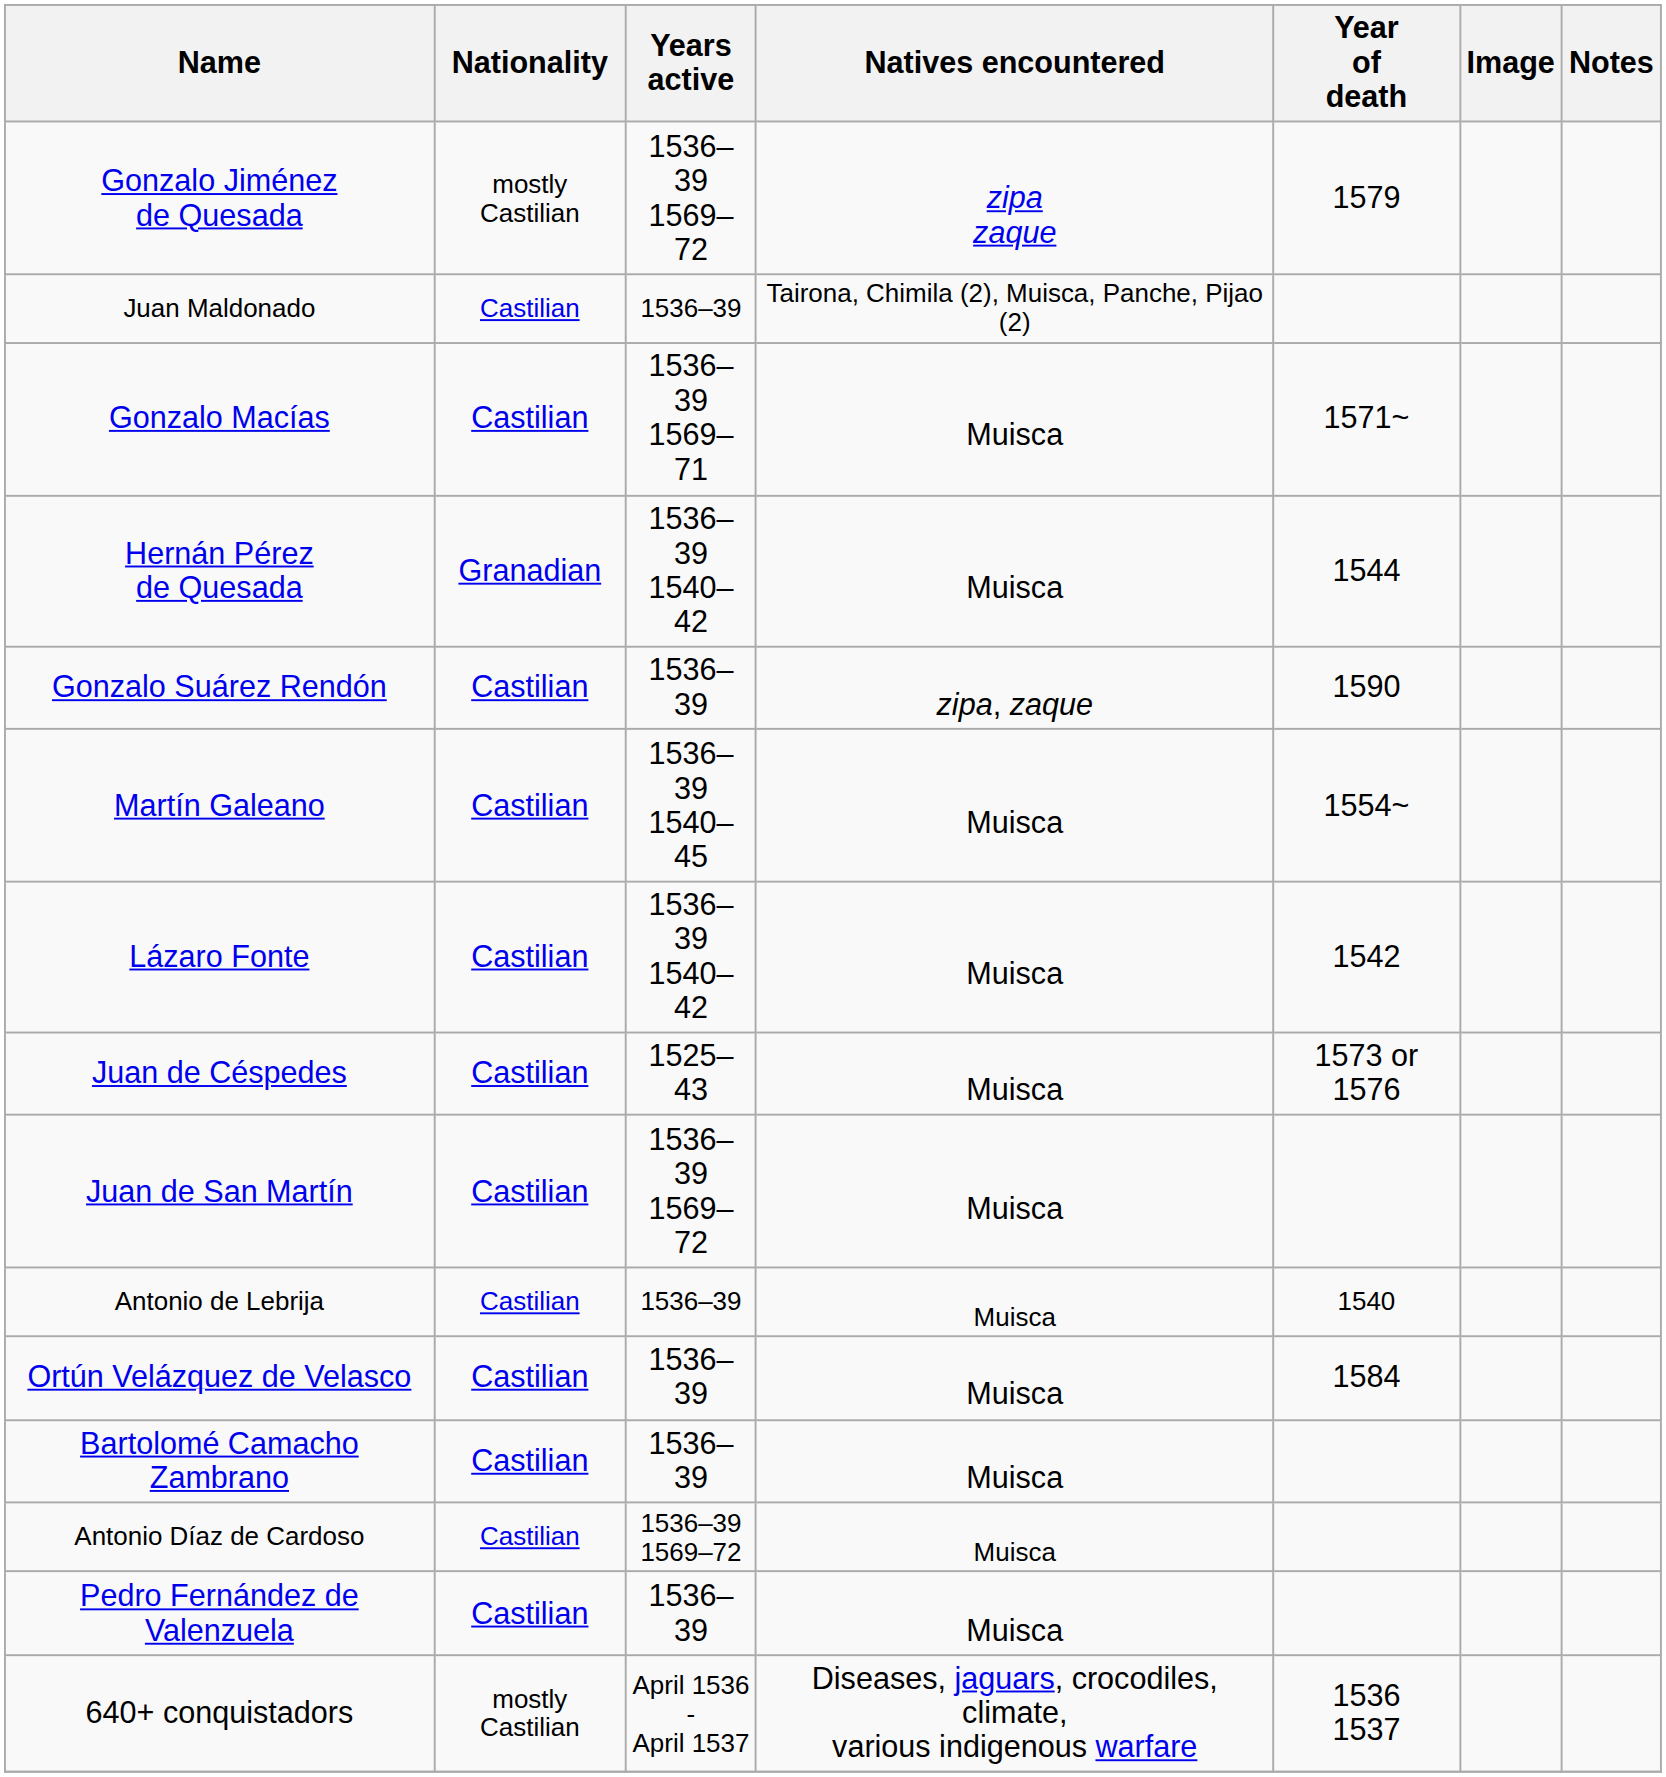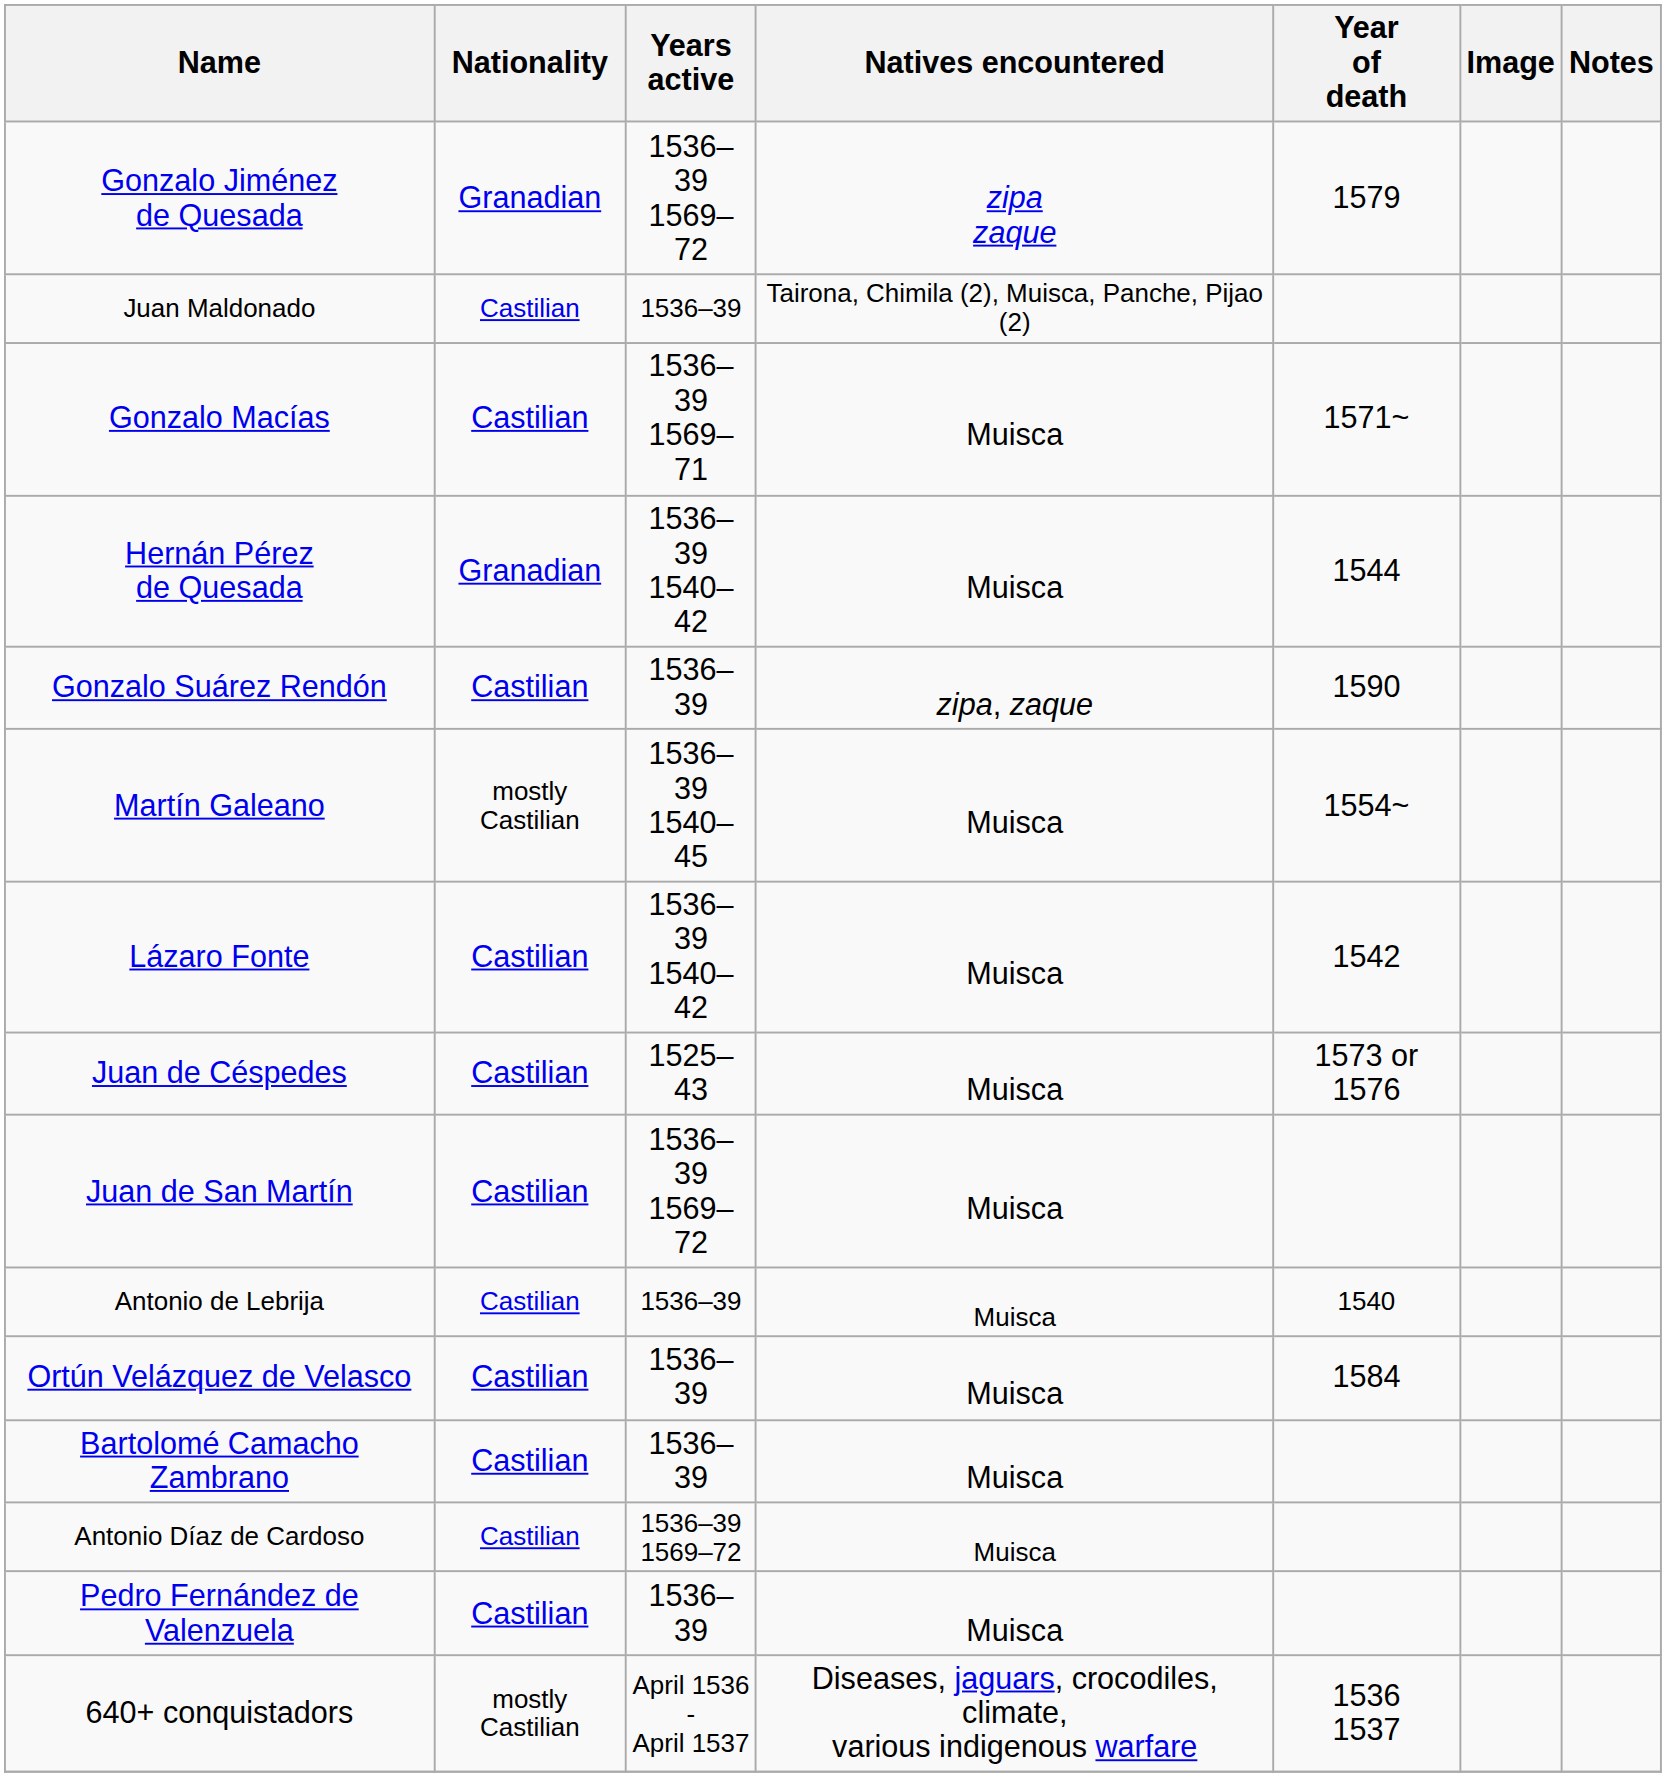(530, 198) mostly Castilian -> (530, 197) Granadian
(530, 804) Castilian -> (530, 805) mostly Castilian
